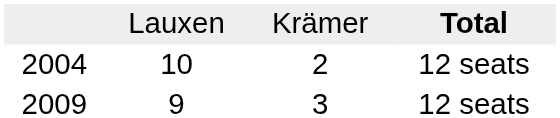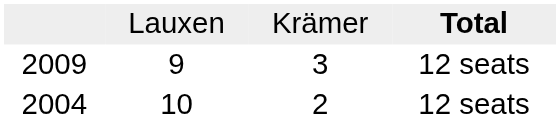rows swapped: (54, 104) <-> (54, 64)
